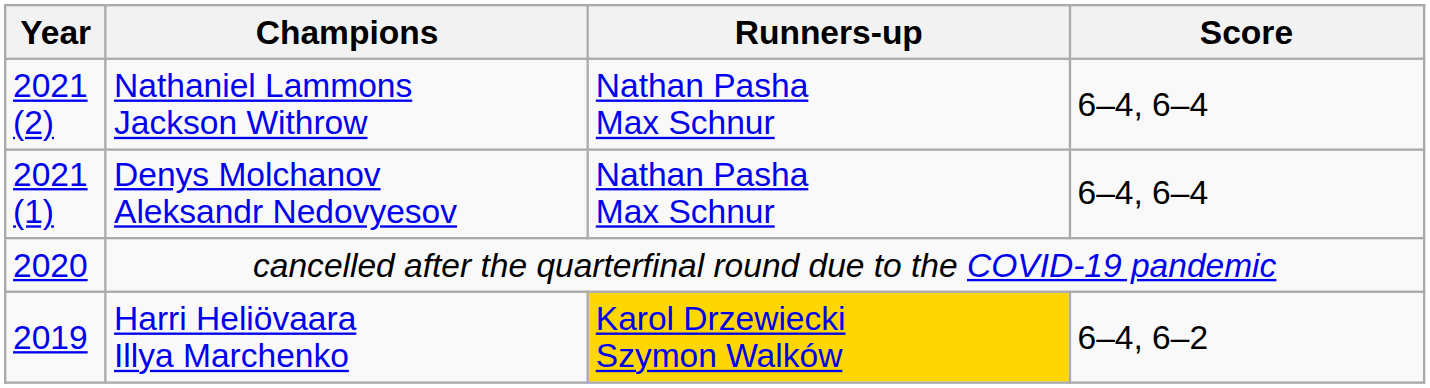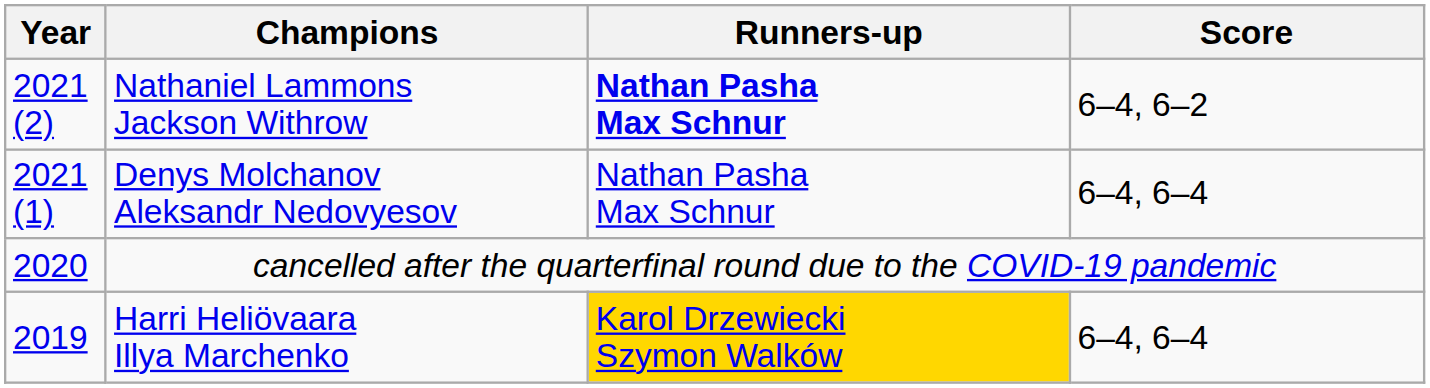(702, 104) normal -> (707, 104) bold
(1143, 104) 6–4, 6–4 -> (1143, 104) 6–4, 6–2
(1143, 337) 6–4, 6–2 -> (1143, 337) 6–4, 6–4
